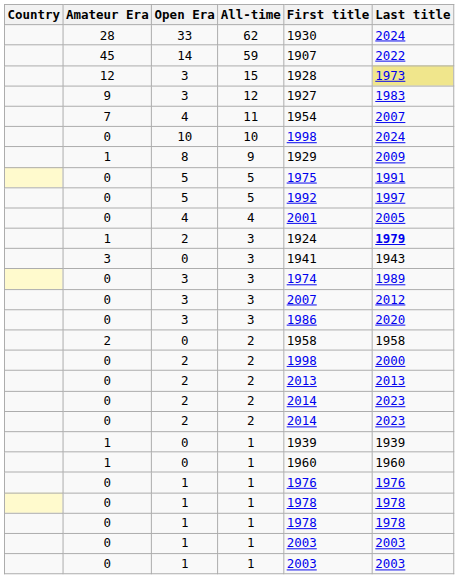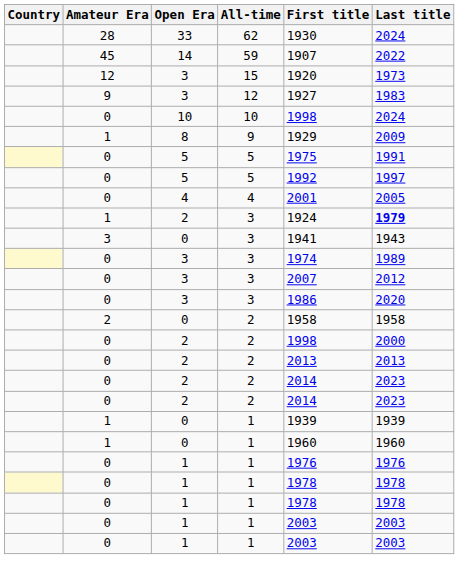(302, 76) 1928 -> (302, 76) 1920
(390, 76) khaki background -> (390, 76) no background
- row: (185, 116)
